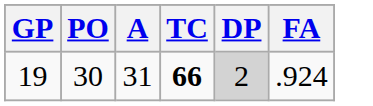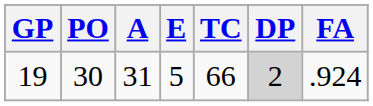+ column: (176, 28)
(187, 75) bold -> (221, 75) normal
